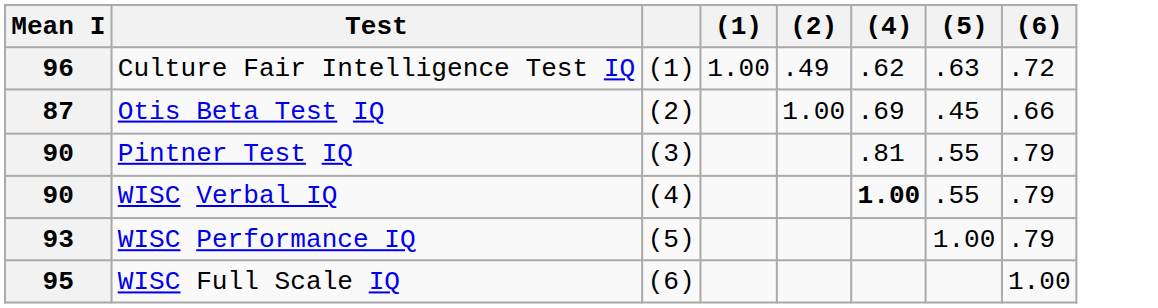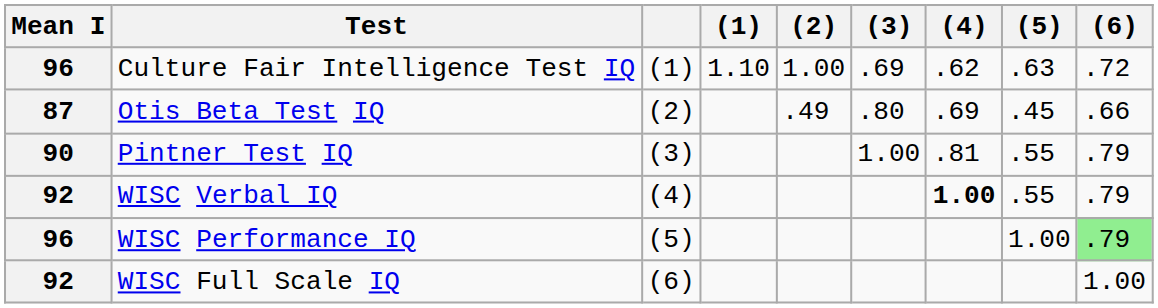+ column: (889, 26)
(739, 69) 1.00 -> (739, 69) 1.10
(806, 69) .49 -> (814, 69) 1.00
(814, 111) 1.00 -> (806, 111) .49
(58, 197) 90 -> (58, 197) 92
(58, 239) 93 -> (58, 239) 96
(1031, 239) no background -> (1107, 239) lightgreen background
(58, 282) 95 -> (58, 282) 92
